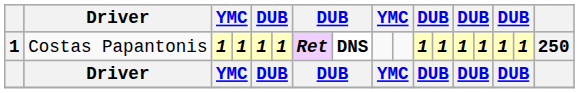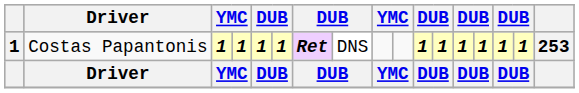(353, 46) bold -> (353, 46) normal
(554, 46) 250 -> (554, 46) 253
